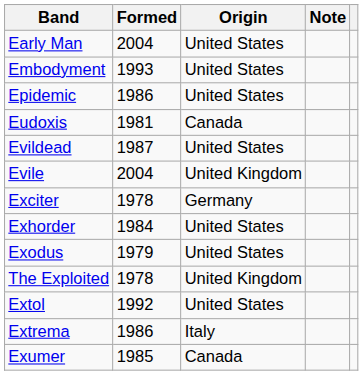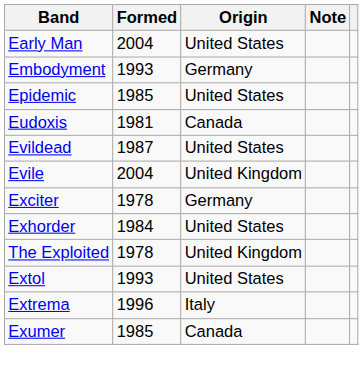(234, 69) United States -> (219, 69) Germany
(135, 95) 1986 -> (135, 95) 1985
- row: (36, 252)
(135, 305) 1992 -> (135, 278) 1993
(135, 331) 1986 -> (135, 305) 1996
